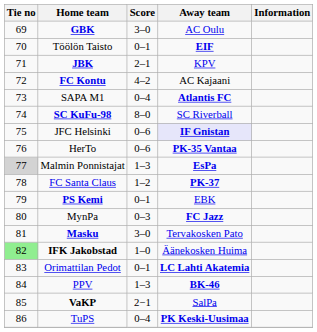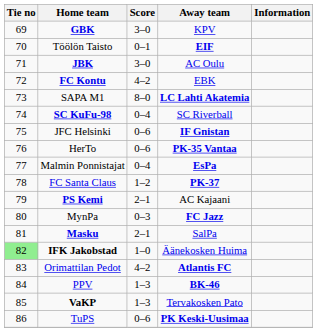(205, 30) AC Oulu -> (205, 30) KPV
(142, 64) 2–1 -> (142, 64) 3–0
(205, 64) KPV -> (205, 64) AC Oulu
(205, 81) AC Kajaani -> (205, 81) EBK
(142, 98) 0–4 -> (142, 98) 8–0
(205, 98) Atlantis FC -> (205, 98) LC Lahti Akatemia
(142, 115) 8–0 -> (142, 115) 0–4
(205, 132) lavender background -> (205, 132) no background
(21, 166) lightgrey background -> (21, 166) no background
(142, 166) 1–3 -> (142, 166) 0–4
(142, 200) 0–1 -> (142, 200) 2–1
(205, 200) EBK -> (205, 200) AC Kajaani
(142, 234) 3–0 -> (142, 234) 2–1
(205, 234) Tervakosken Pato -> (205, 234) SalPa
(142, 268) 0–1 -> (142, 268) 4–2
(205, 268) LC Lahti Akatemia -> (205, 268) Atlantis FC
(142, 302) 2−1 -> (142, 302) 1–3
(205, 302) SalPa -> (205, 302) Tervakosken Pato
(142, 319) 0–4 -> (142, 319) 0–6
